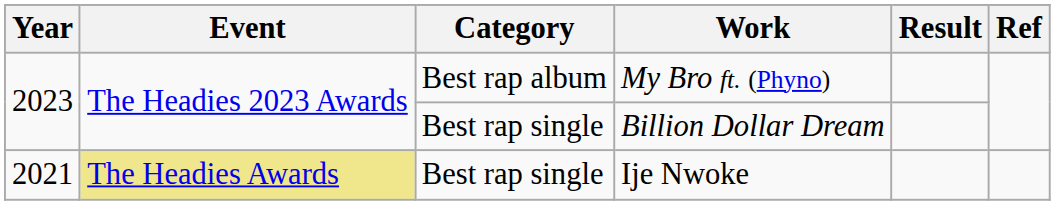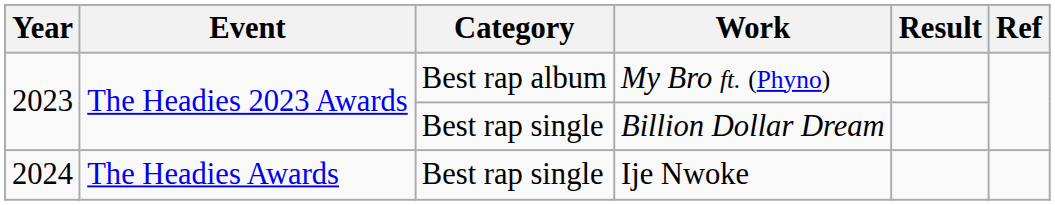(43, 174) 2021 -> (43, 174) 2024
(213, 174) khaki background -> (213, 174) no background
